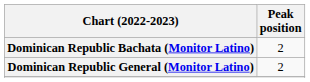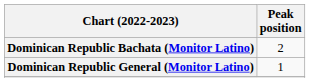(281, 67) 2 -> (281, 67) 1
